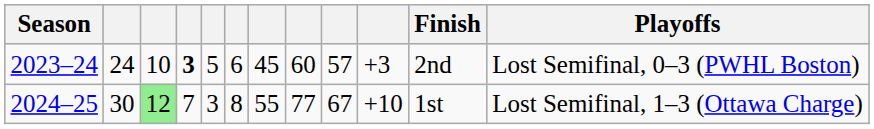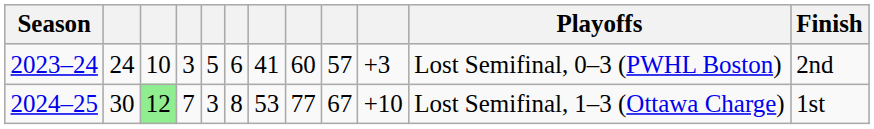columns swapped: (448, 24) <-> (678, 24)
(189, 63) bold -> (189, 63) normal
(267, 63) 45 -> (267, 63) 41
(267, 103) 55 -> (267, 103) 53
